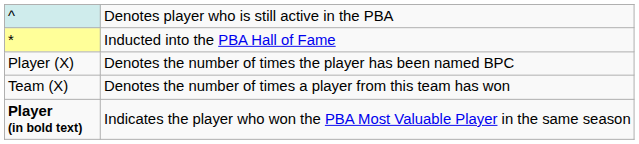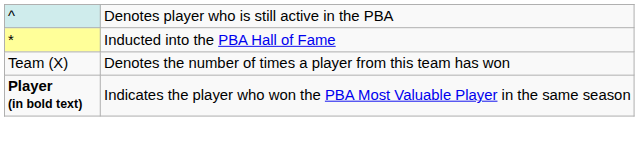- row: (41, 63)
